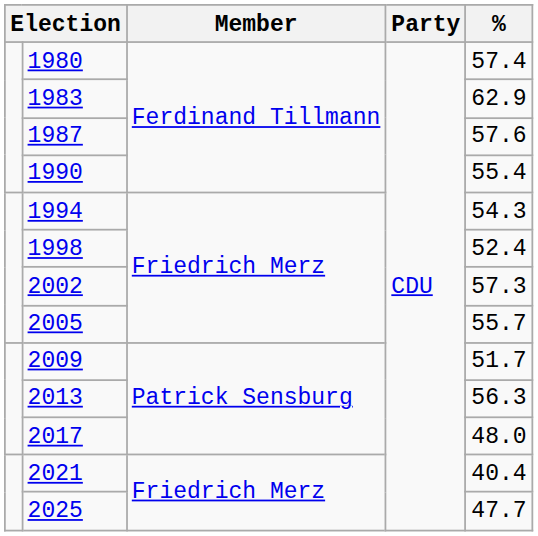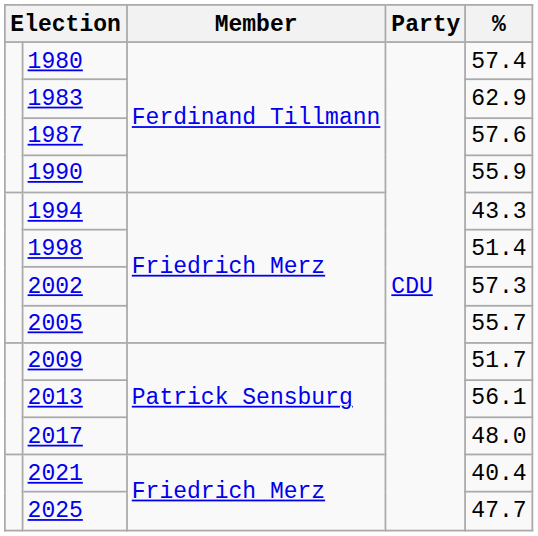(499, 174) 55.4 -> (499, 174) 55.9
(499, 211) 54.3 -> (499, 211) 43.3
(499, 249) 52.4 -> (499, 249) 51.4
(499, 399) 56.3 -> (499, 399) 56.1
